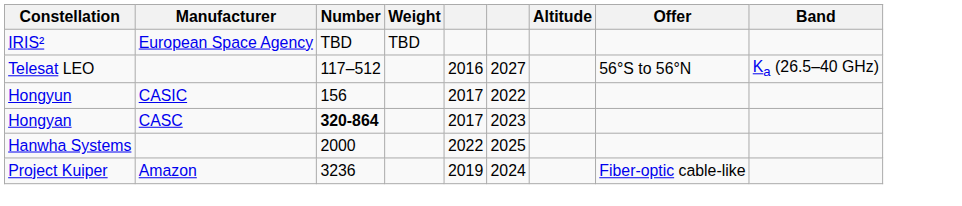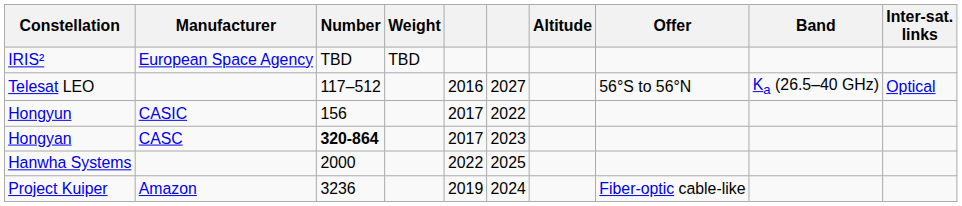+ column: (920, 25)
